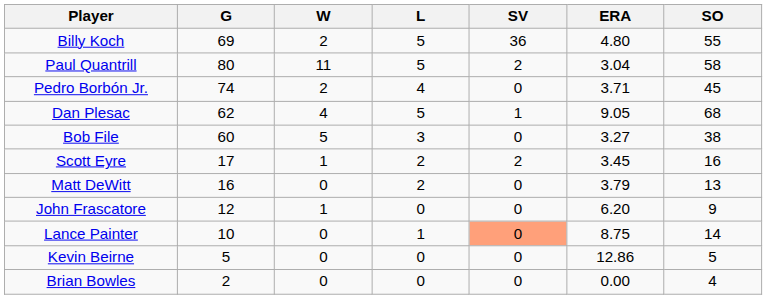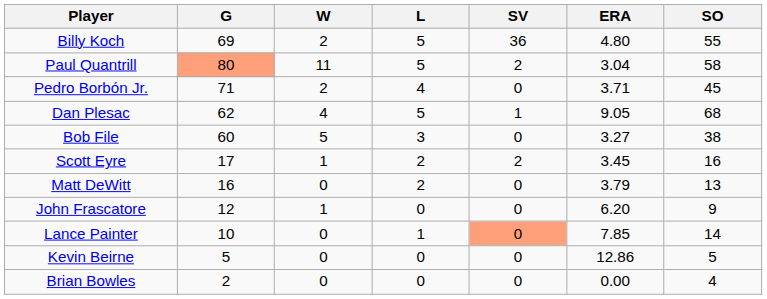(226, 64) no background -> (226, 64) lightsalmon background
(226, 88) 74 -> (226, 88) 71
(615, 233) 8.75 -> (615, 233) 7.85
